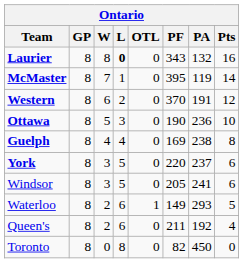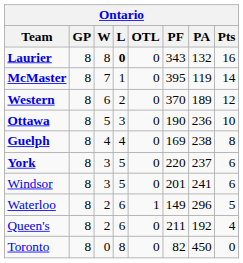(202, 99) 191 -> (202, 99) 189
(176, 183) 205 -> (176, 183) 201
(202, 204) 293 -> (202, 204) 296
